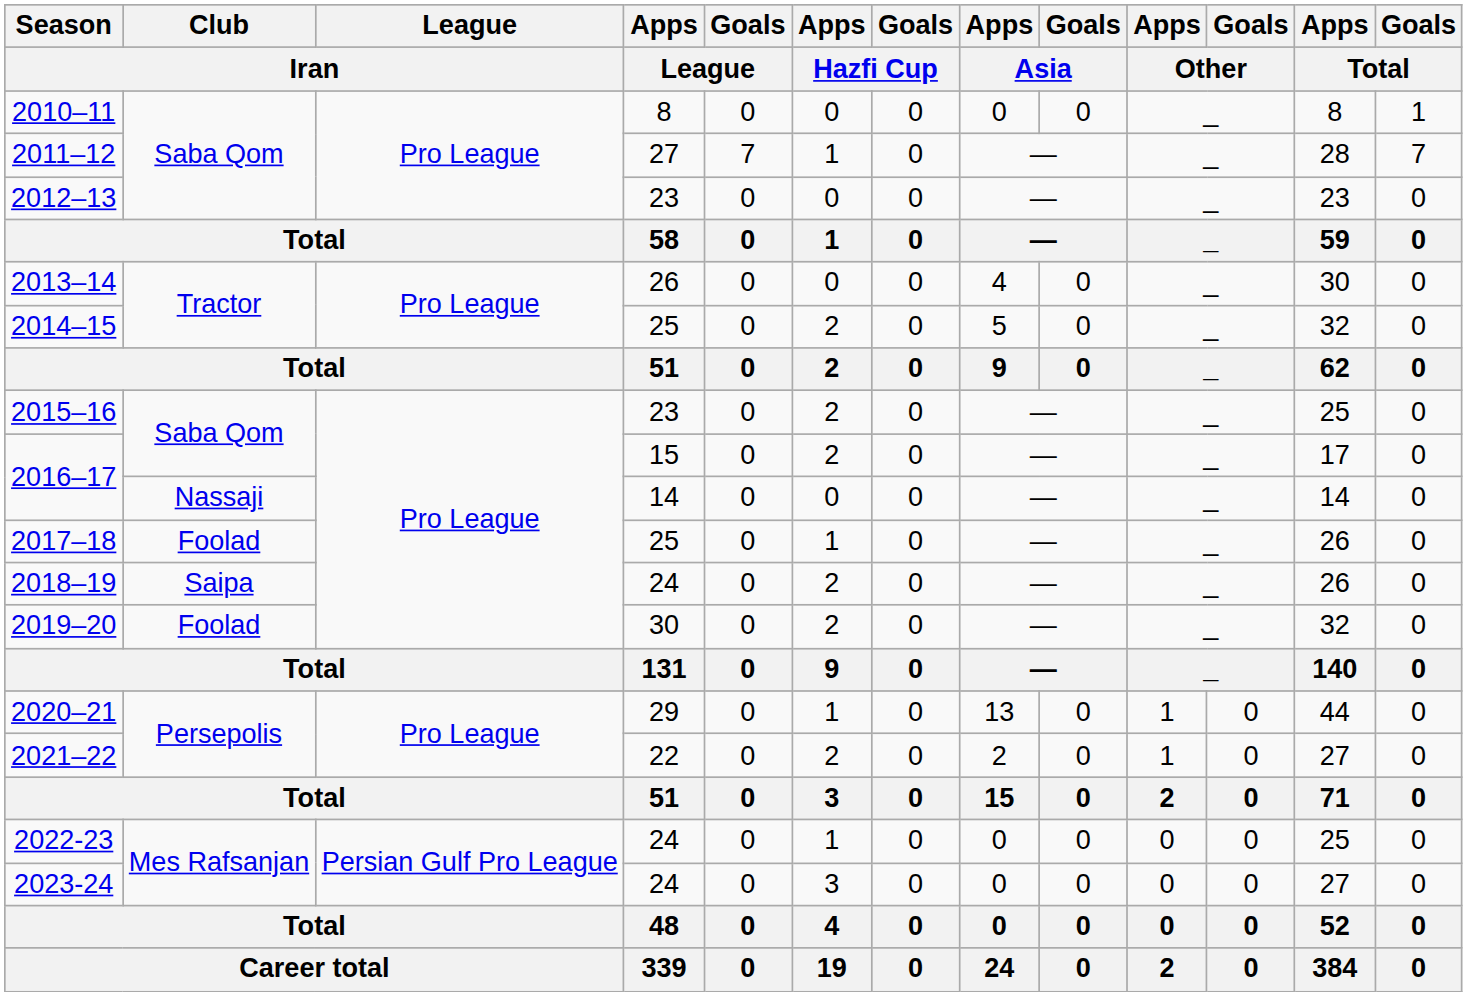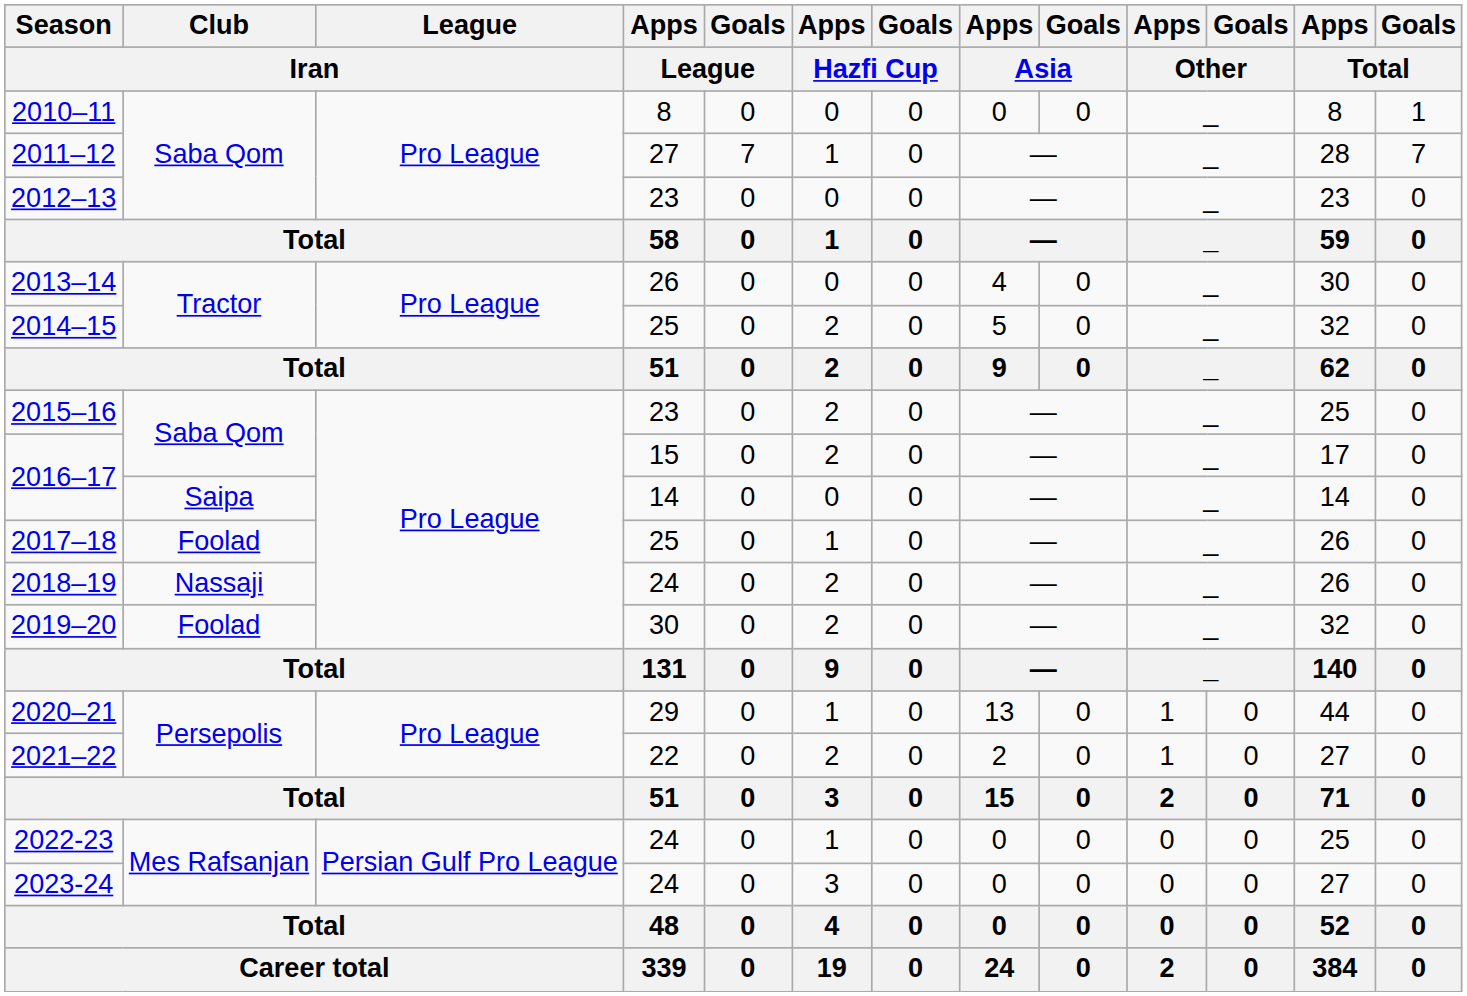(219, 497) Nassaji -> (219, 497) Saipa
(219, 583) Saipa -> (219, 583) Nassaji
